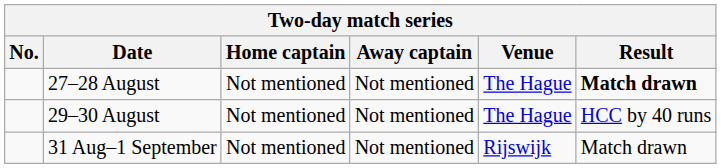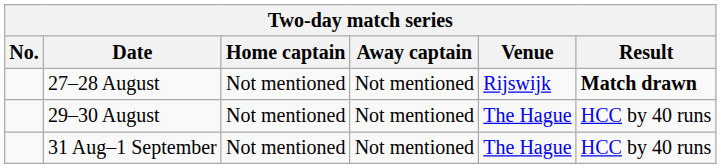(527, 83) The Hague -> (517, 83) Rijswijk
(517, 147) Rijswijk -> (527, 147) The Hague
(634, 147) Match drawn -> (646, 147) HCC by 40 runs
